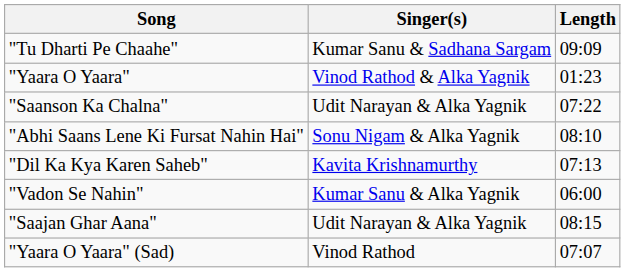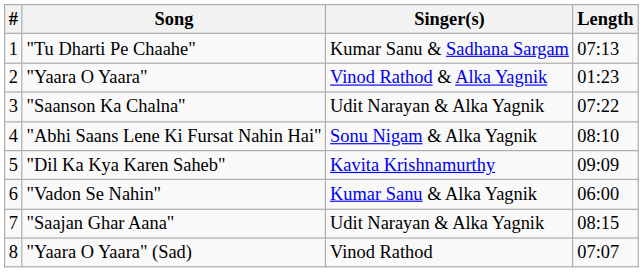+ column: (13, 19)
(581, 48) 09:09 -> (598, 48) 07:13
(581, 164) 07:13 -> (598, 164) 09:09
